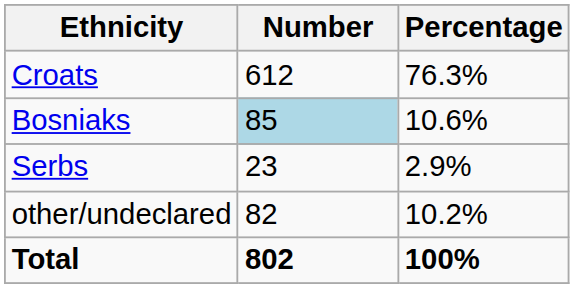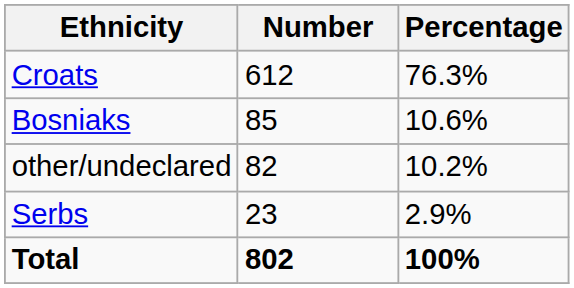(261, 120) lightblue background -> (261, 120) no background
rows swapped: (50, 167) <-> (122, 213)
